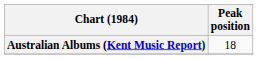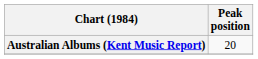(230, 44) 18 -> (230, 44) 20
